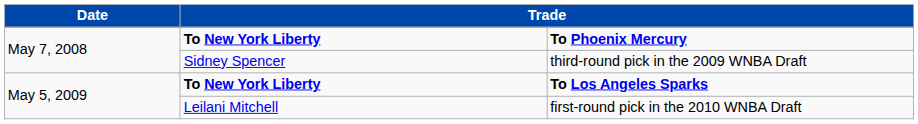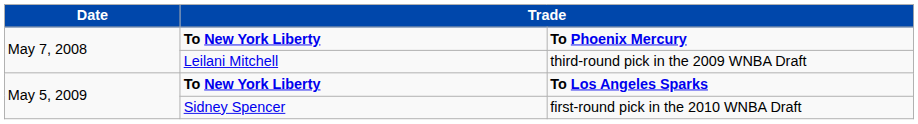(234, 61) Sidney Spencer -> (231, 61) Leilani Mitchell
(231, 107) Leilani Mitchell -> (234, 107) Sidney Spencer
